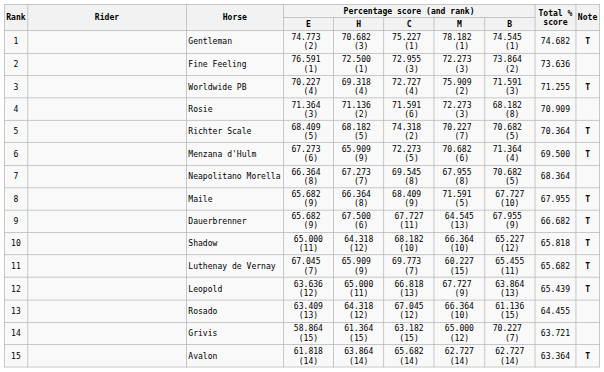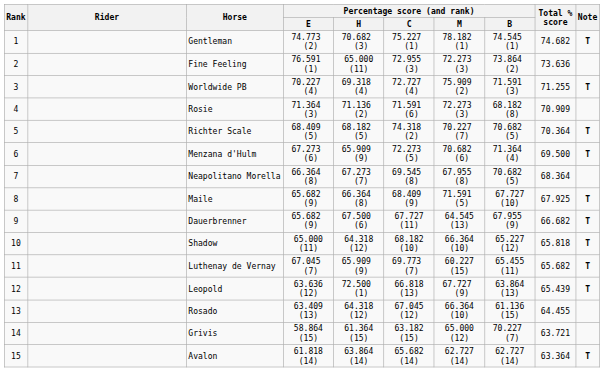(359, 64) 72.500 (1) -> (359, 64) 65.000 (11)
(555, 199) 67.955 -> (555, 199) 67.925
(359, 289) 65.000 (11) -> (359, 289) 72.500 (1)
